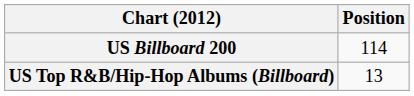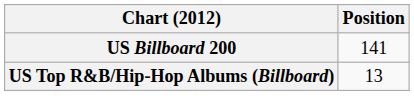(374, 47) 114 -> (374, 47) 141
